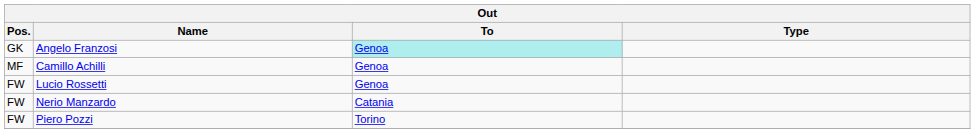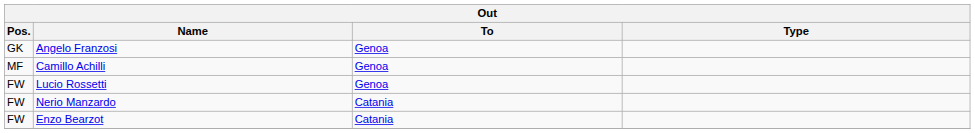(372, 49) paleturquoise background -> (372, 49) no background
+ row: (70, 120)
- row: (64, 120)
